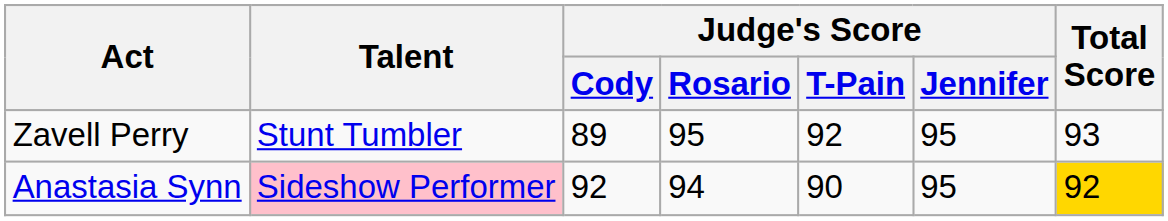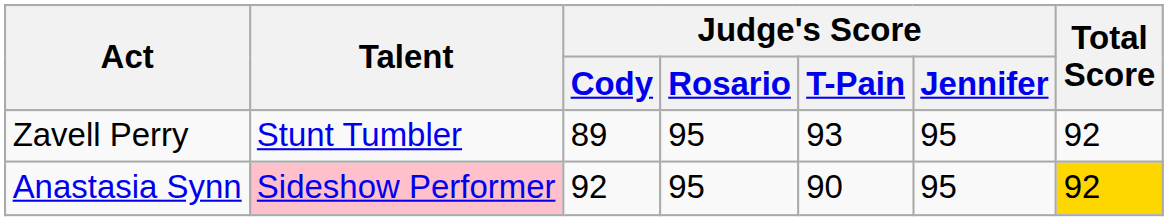(825, 135) 92 -> (825, 135) 93
(1082, 135) 93 -> (1082, 135) 92
(687, 187) 94 -> (687, 187) 95
